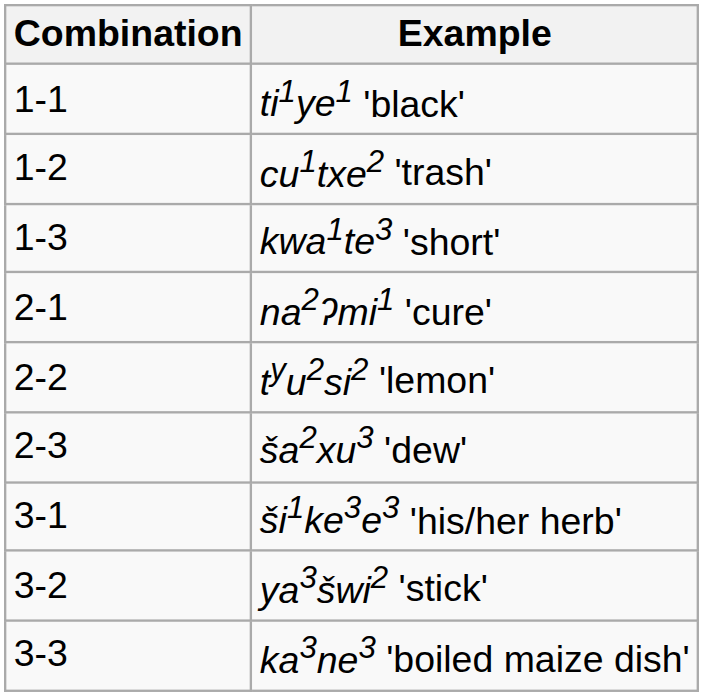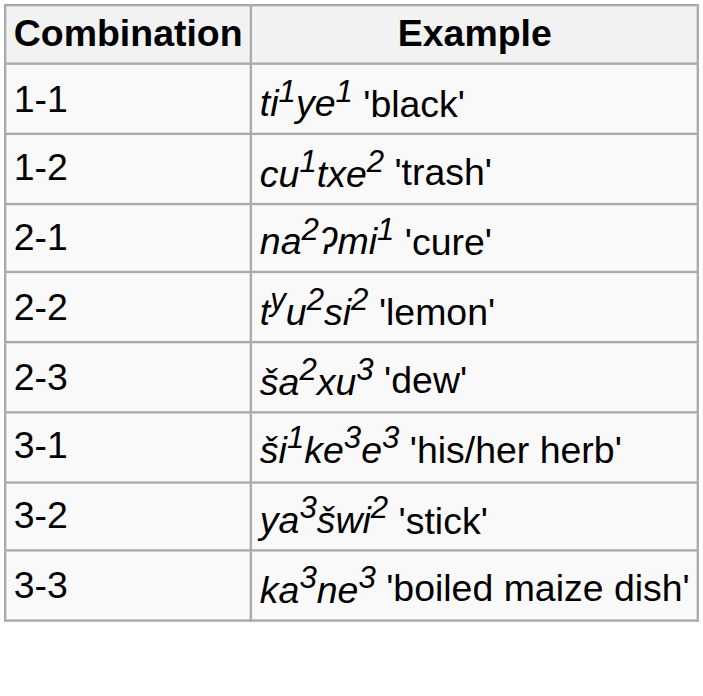- row: (380, 237)
